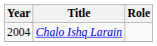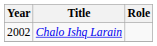(19, 32) 2004 -> (19, 32) 2002
